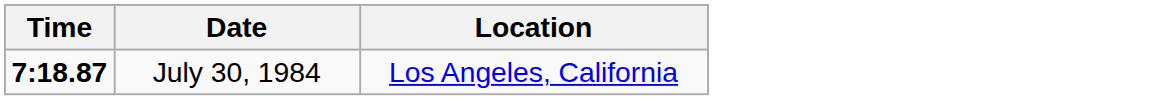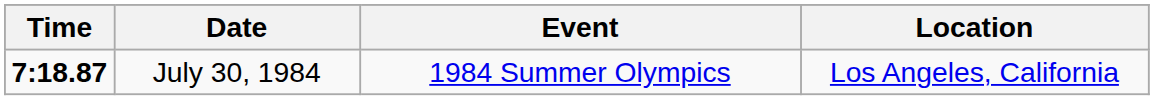+ column: (580, 27)
